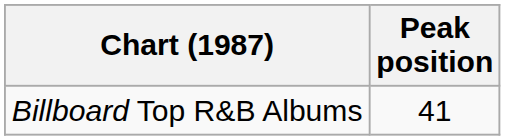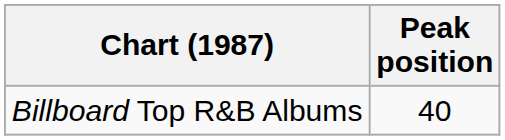(435, 109) 41 -> (435, 109) 40
